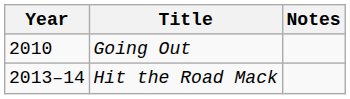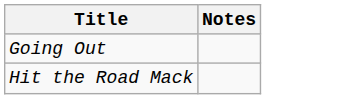- column: (47, 19)
